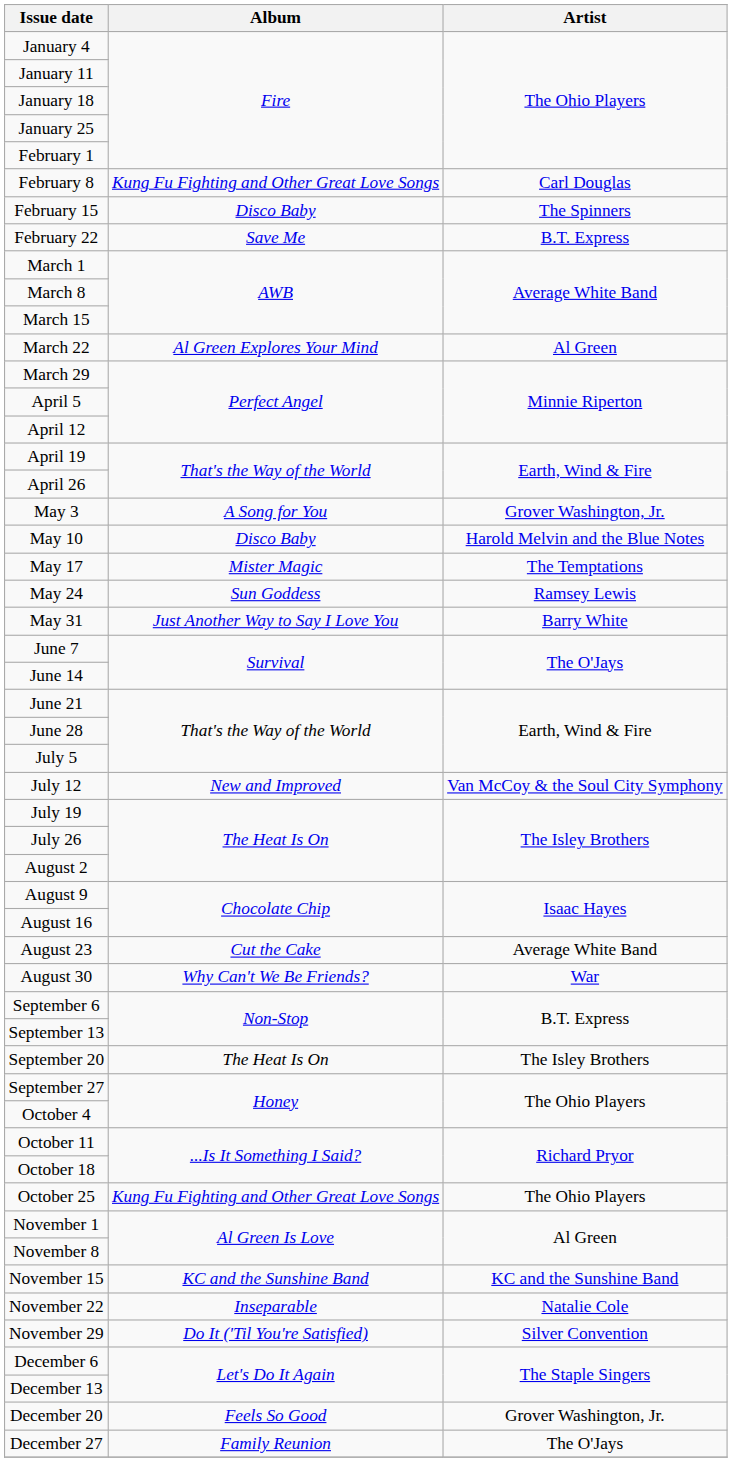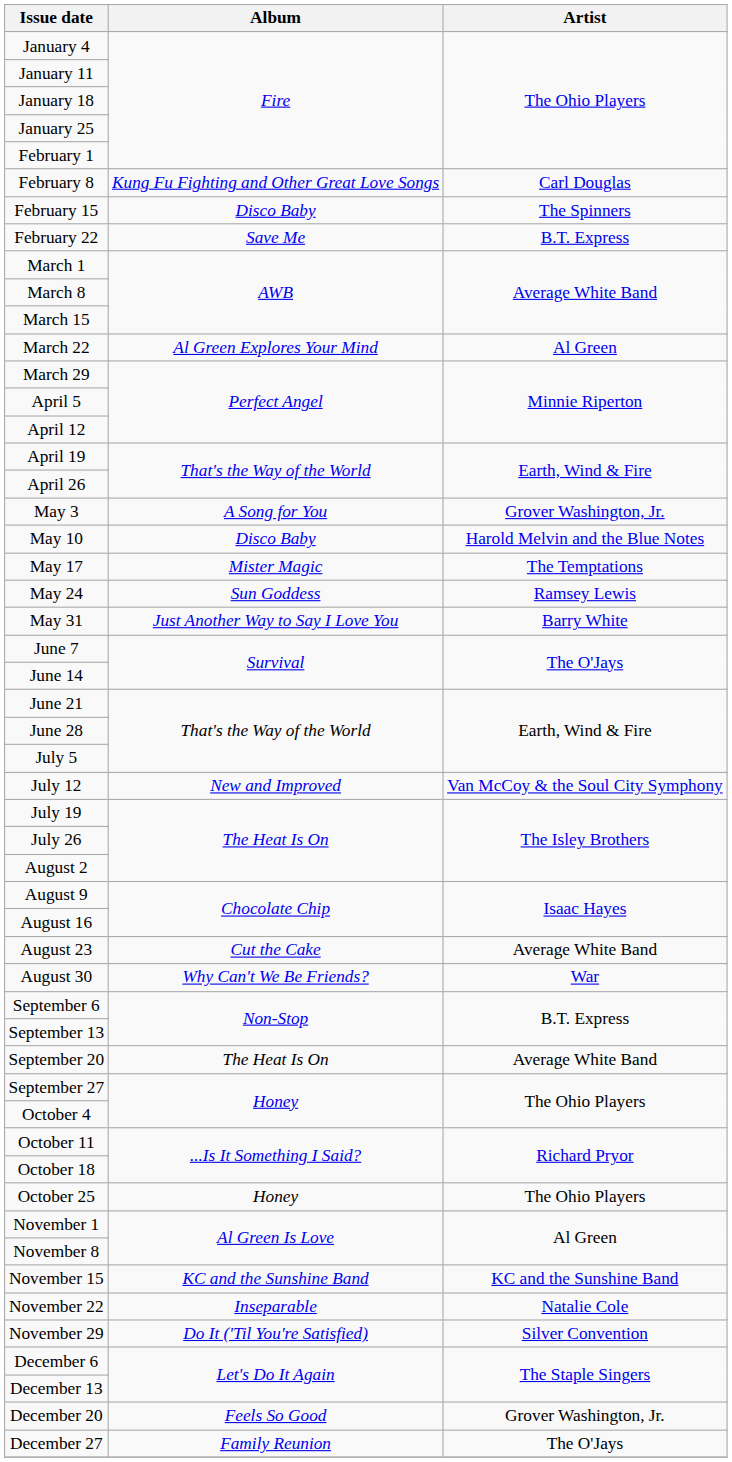(585, 1059) The Isley Brothers -> (585, 1059) Average White Band
(276, 1196) Kung Fu Fighting and Other Great Love Songs -> (276, 1196) Honey
